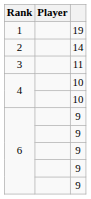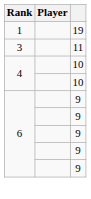- row: (20, 47)
